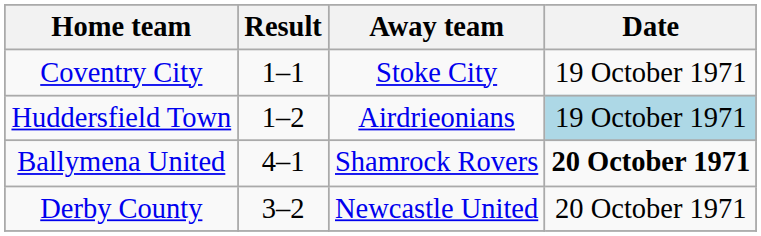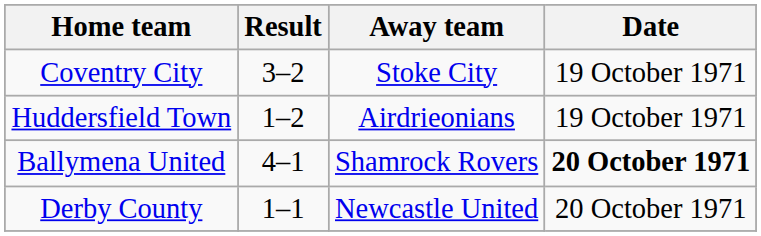(283, 72) 1–1 -> (283, 72) 3–2
(651, 117) lightblue background -> (651, 117) no background
(283, 207) 3–2 -> (283, 207) 1–1
